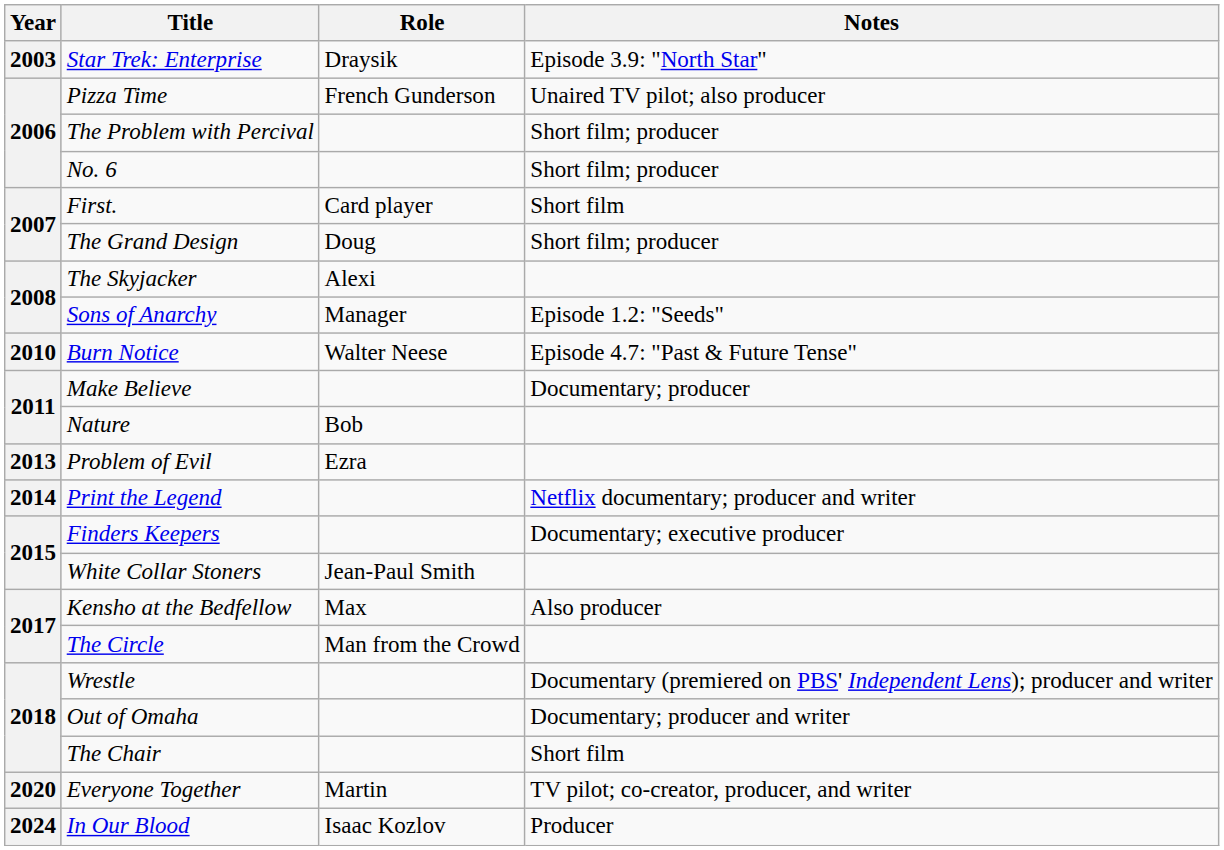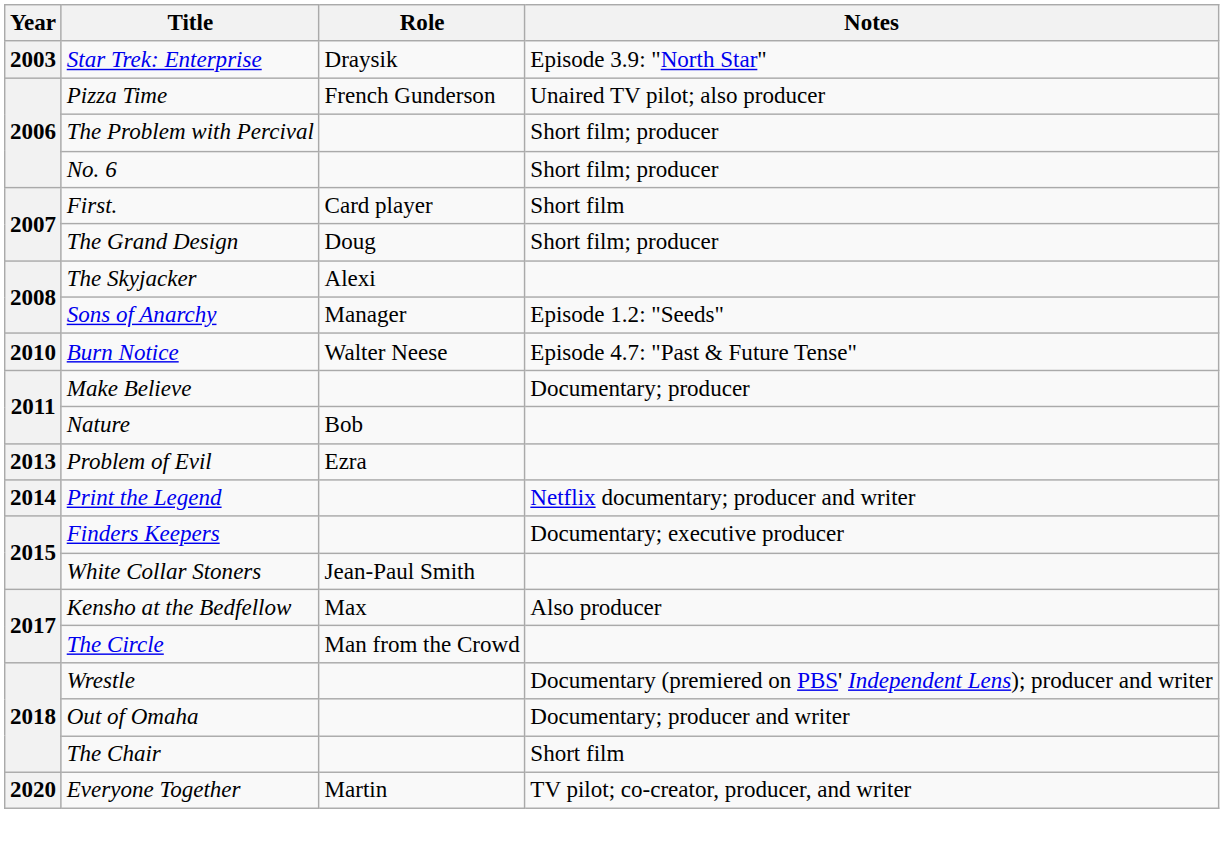- row: (128, 826)
